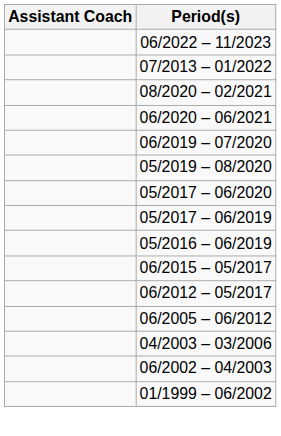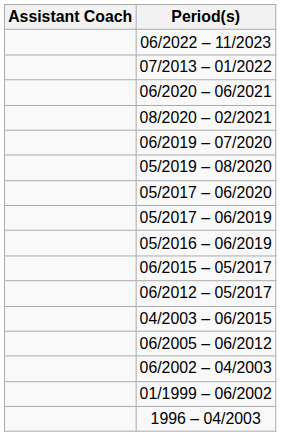rows swapped: (206, 92) <-> (206, 117)
+ row: (206, 318)
- row: (206, 343)
+ row: (206, 419)
